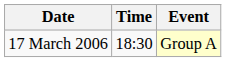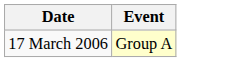- column: (134, 17)
